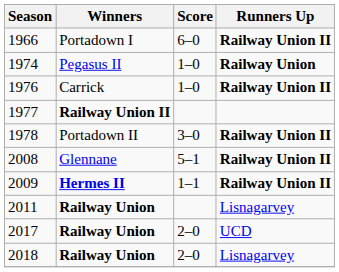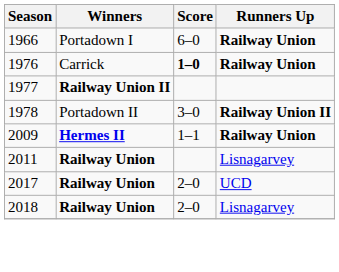(275, 40) Railway Union II -> (268, 40) Railway Union
- row: (23, 64)
(189, 87) normal -> (189, 64) bold
(275, 87) Railway Union II -> (268, 64) Railway Union
- row: (23, 159)
(275, 183) Railway Union II -> (268, 135) Railway Union
